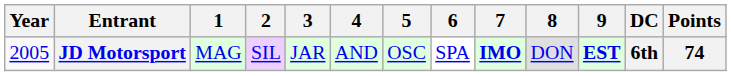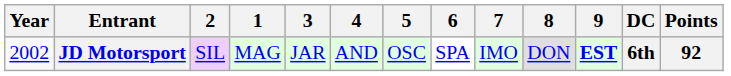columns swapped: (218, 20) <-> (266, 20)
(29, 53) 2005 -> (29, 53) 2002
(500, 53) bold -> (499, 53) normal
(694, 53) 74 -> (691, 53) 92
